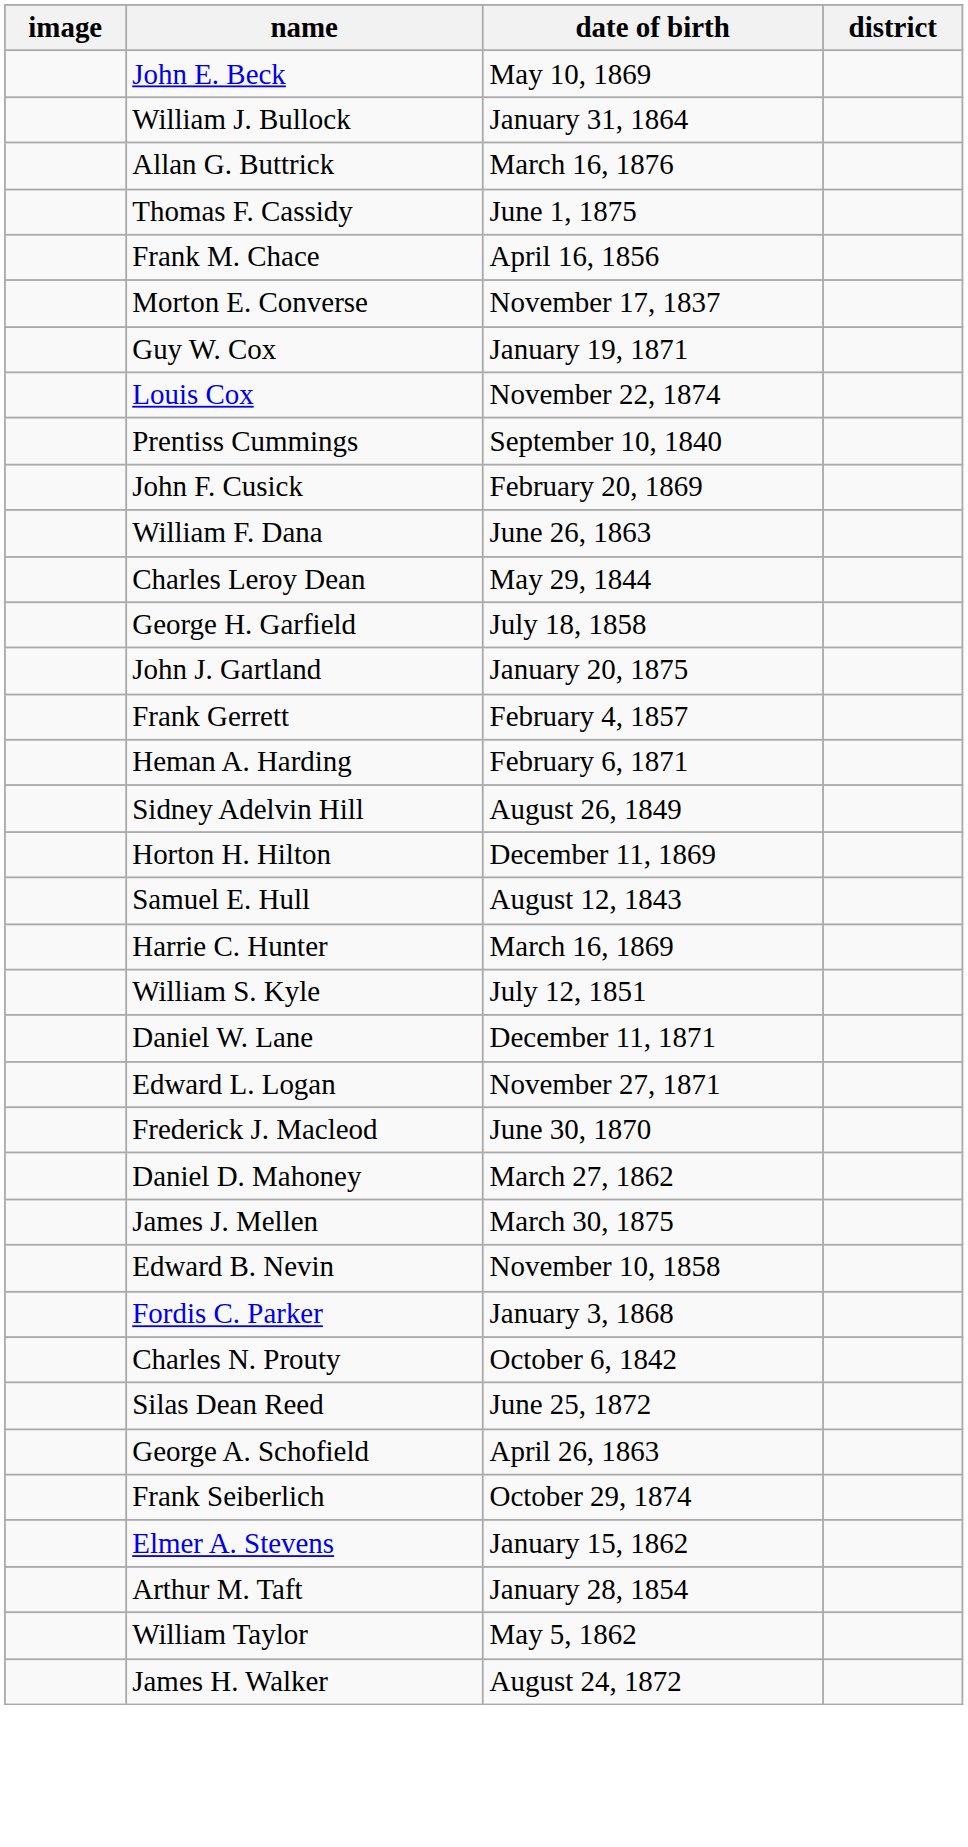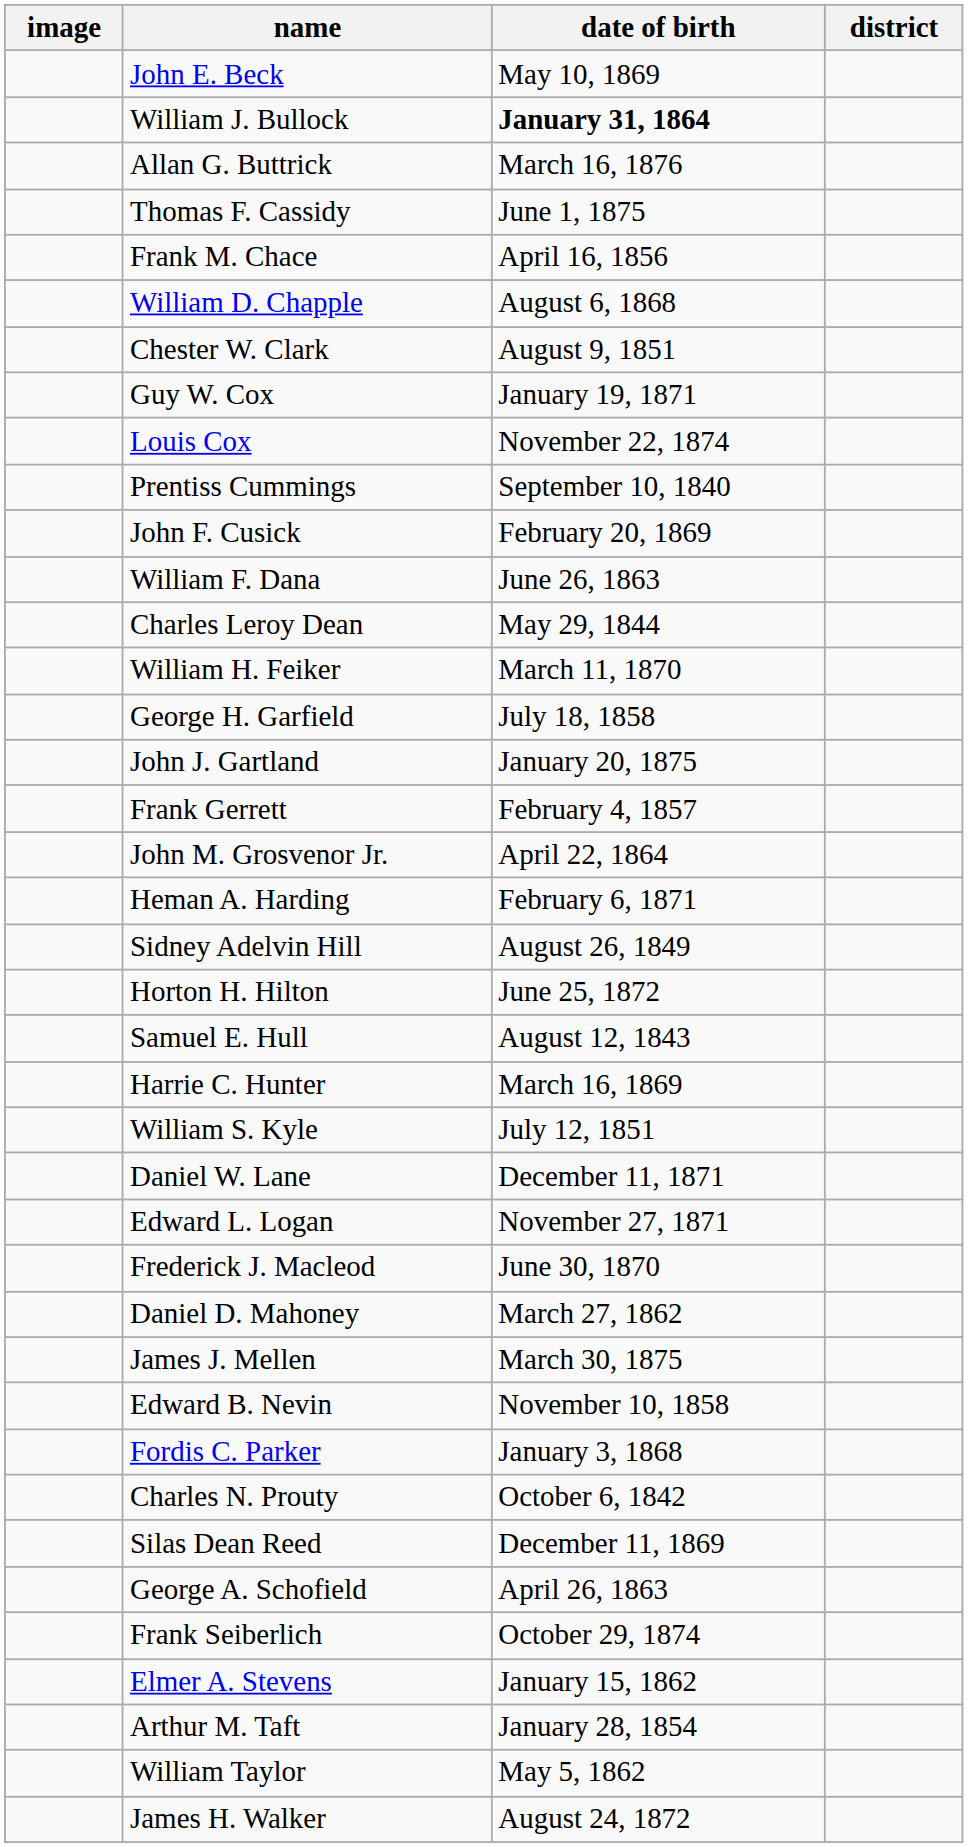(589, 119) normal -> (604, 119) bold
+ row: (246, 303)
+ row: (229, 348)
- row: (250, 303)
+ row: (235, 670)
+ row: (259, 854)
(603, 854) December 11, 1869 -> (579, 991) June 25, 1872
(570, 1405) June 25, 1872 -> (612, 1543) December 11, 1869
